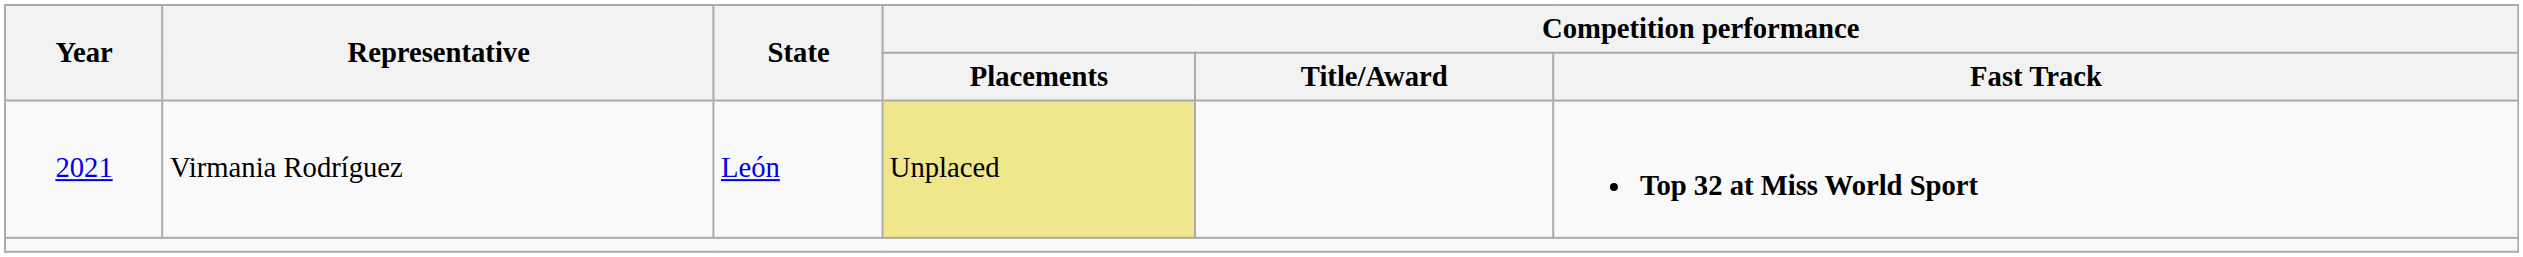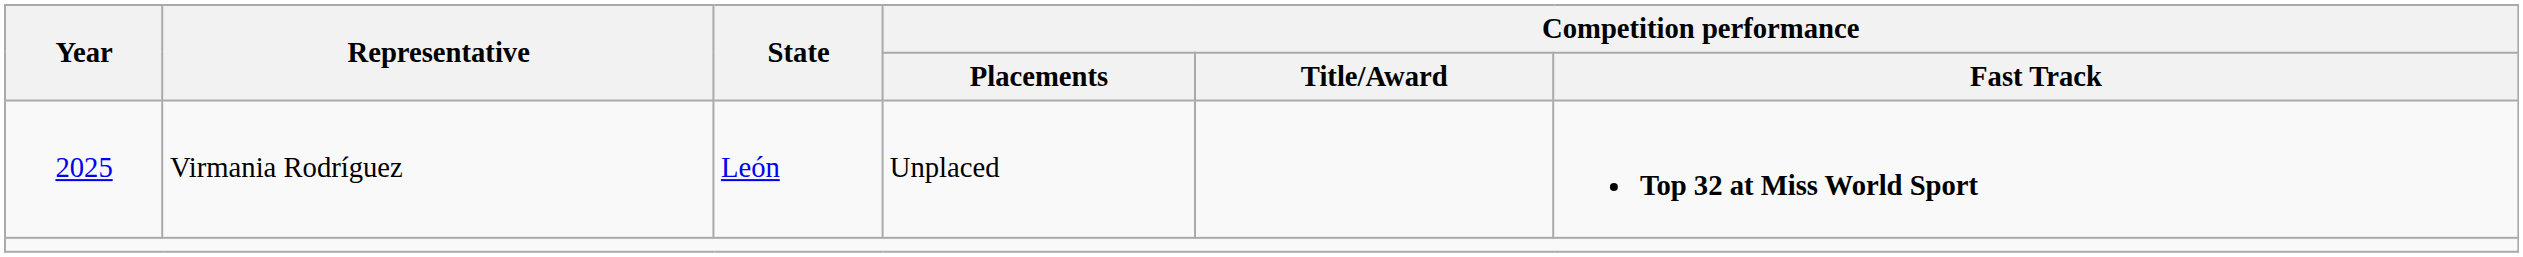(84, 168) 2021 -> (84, 168) 2025
(945, 168) khaki background -> (945, 168) no background
